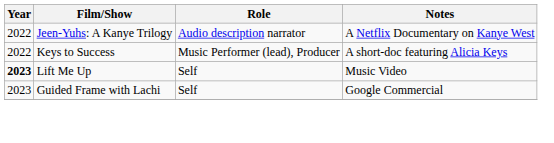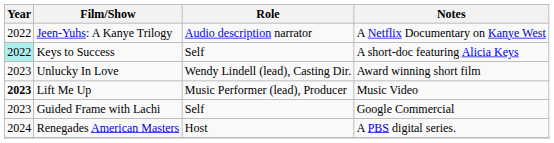(19, 52) no background -> (19, 52) paleturquoise background
(259, 52) Music Performer (lead), Producer -> (194, 52) Self
+ row: (78, 71)
(188, 71) Self -> (266, 90) Music Performer (lead), Producer
+ row: (108, 128)
